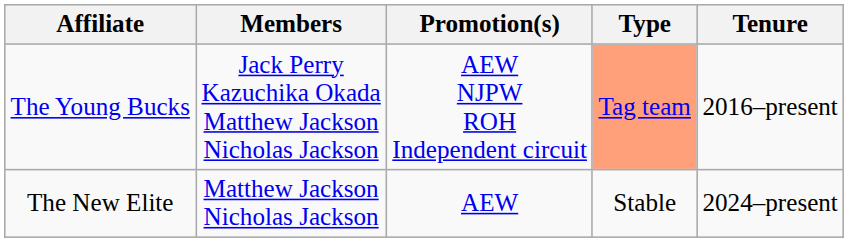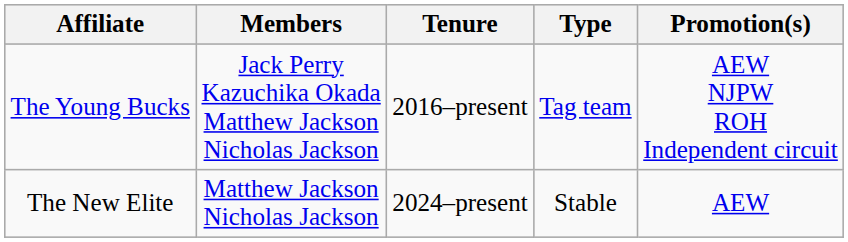columns swapped: (770, 24) <-> (490, 24)
(645, 106) lightsalmon background -> (585, 106) no background
